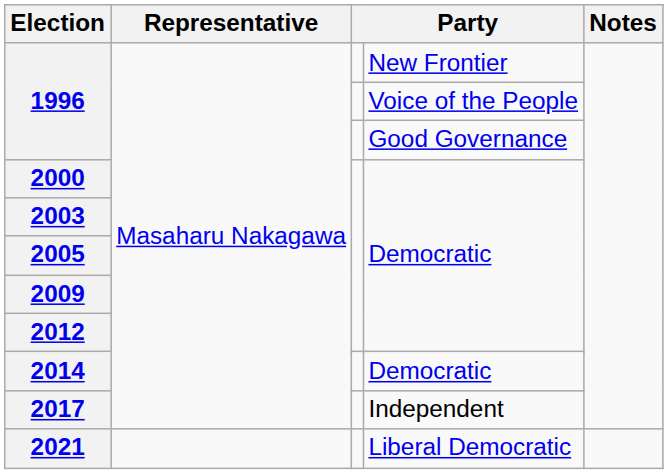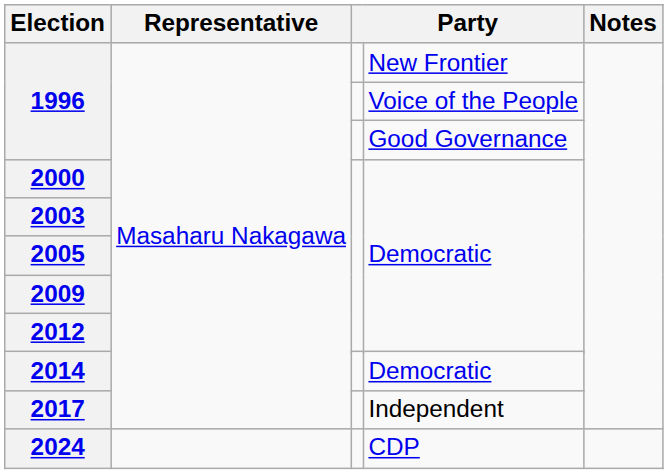- row: (58, 448)
+ row: (58, 448)
